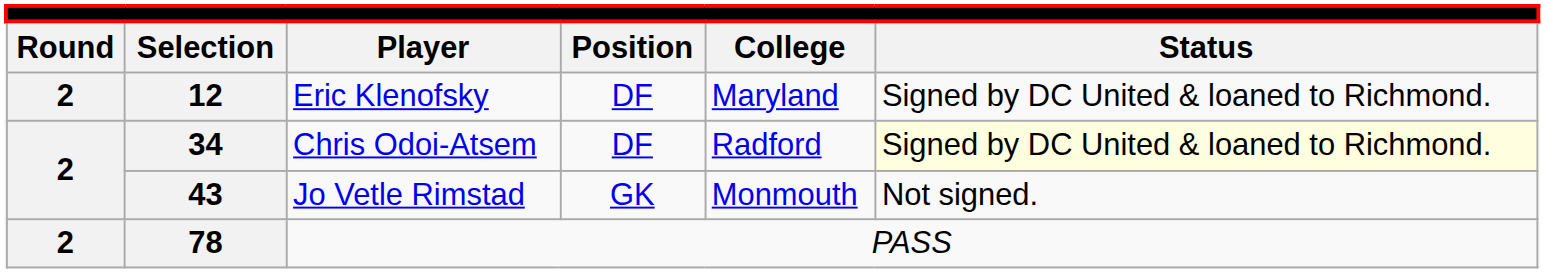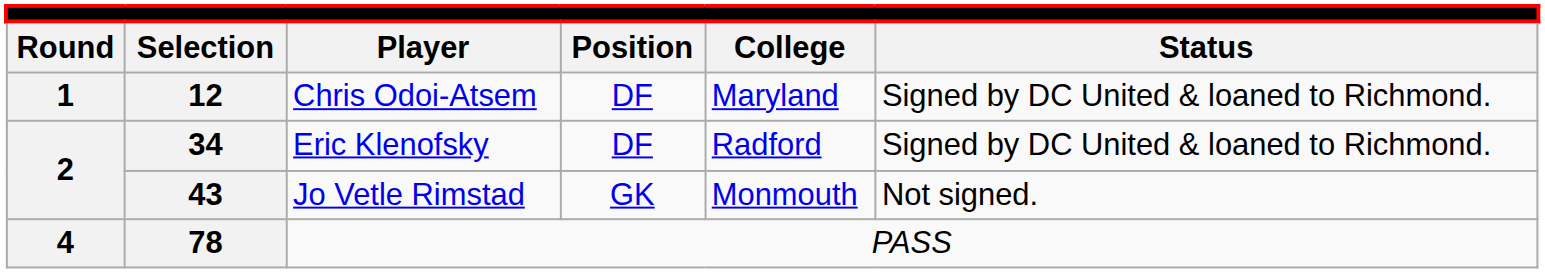(65, 96) 2 -> (65, 96) 1
(391, 96) Eric Klenofsky -> (415, 96) Chris Odoi-Atsem
(415, 145) Chris Odoi-Atsem -> (391, 145) Eric Klenofsky
(1187, 145) lightyellow background -> (1187, 145) no background
(65, 242) 2 -> (65, 242) 4
